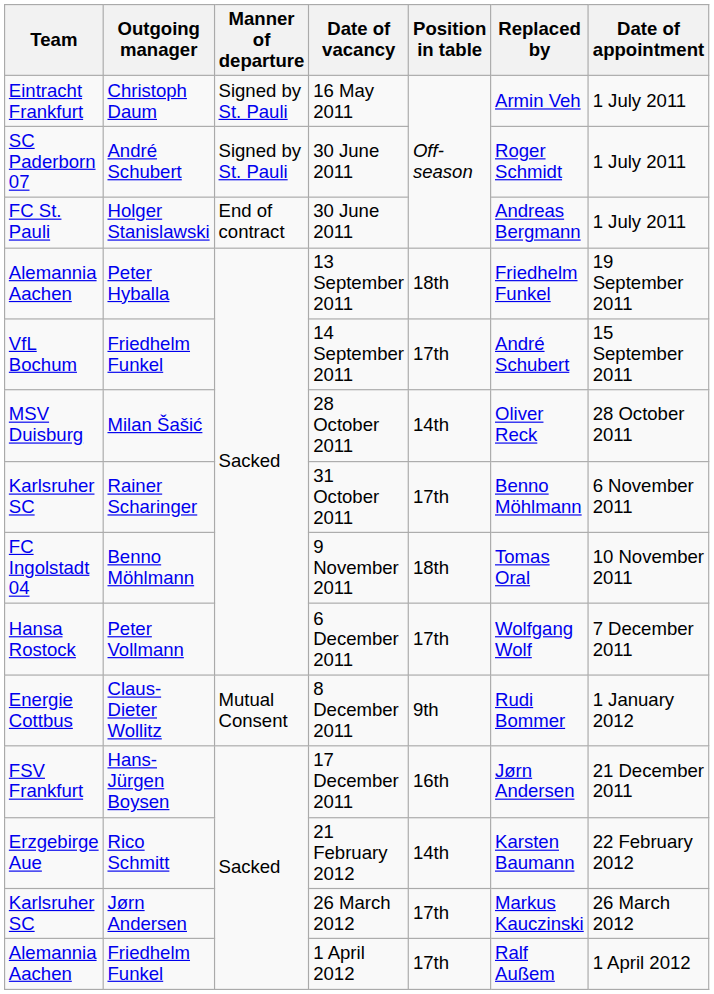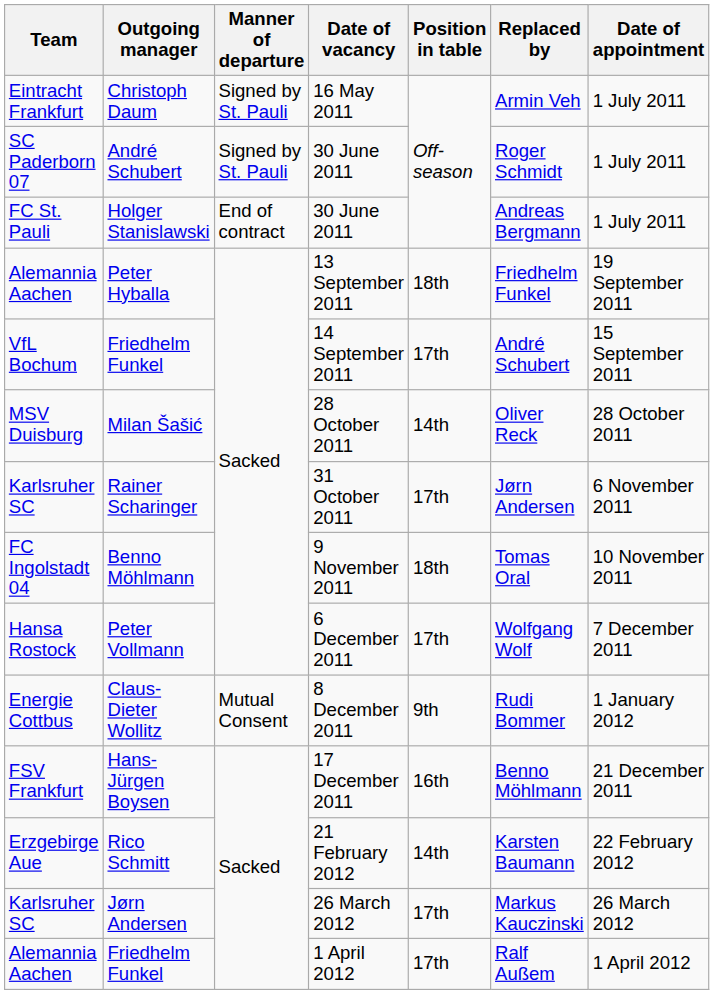(538, 496) Benno Möhlmann -> (535, 496) Jørn Andersen
(535, 781) Jørn Andersen -> (538, 781) Benno Möhlmann
